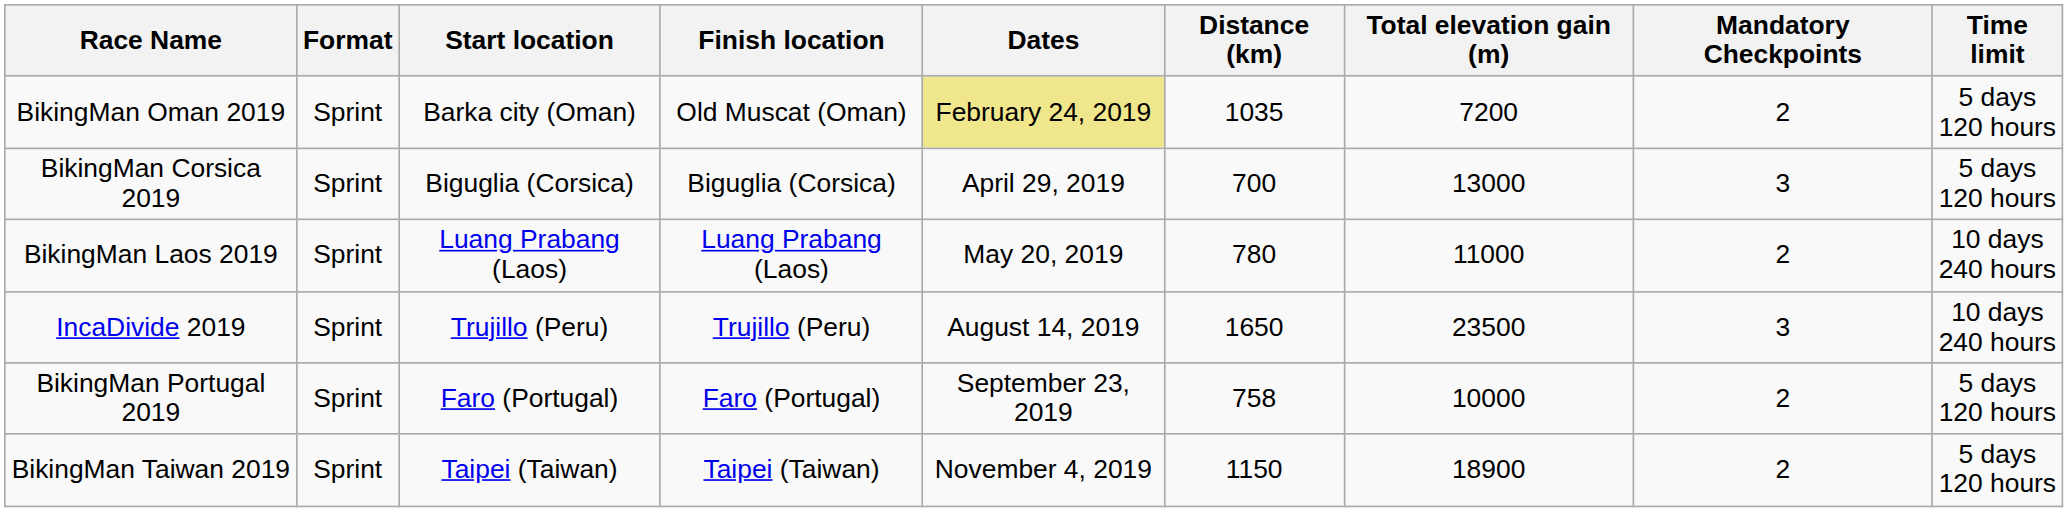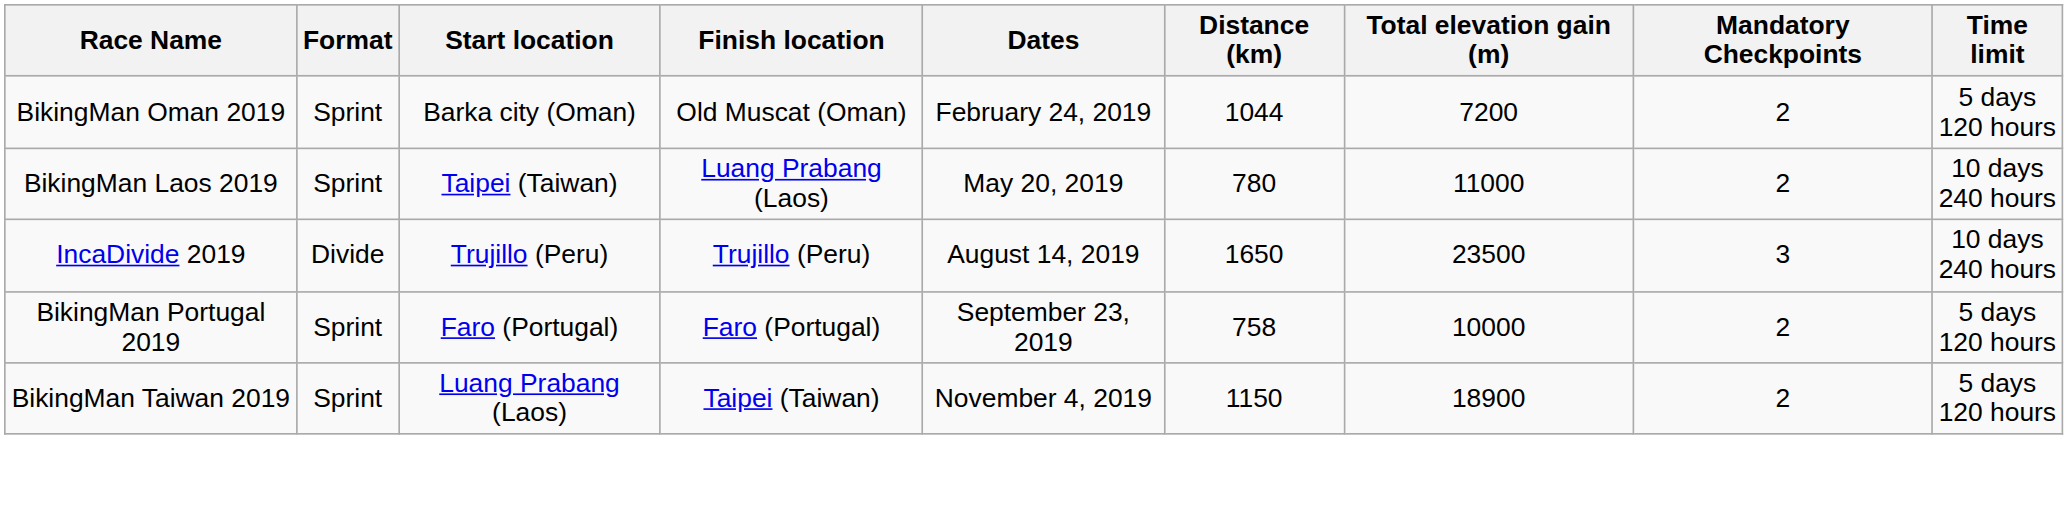(1043, 111) khaki background -> (1043, 111) no background
(1254, 111) 1035 -> (1254, 111) 1044
- row: (151, 183)
(530, 254) Luang Prabang (Laos) -> (530, 183) Taipei (Taiwan)
(348, 326) Sprint -> (348, 254) Divide
(530, 469) Taipei (Taiwan) -> (530, 398) Luang Prabang (Laos)
